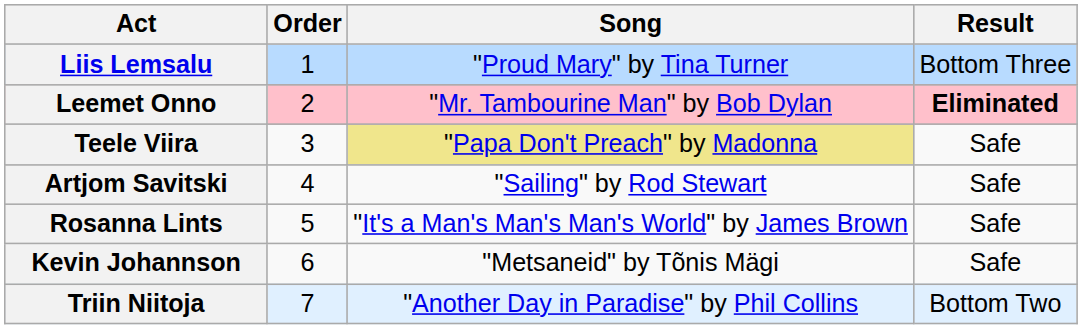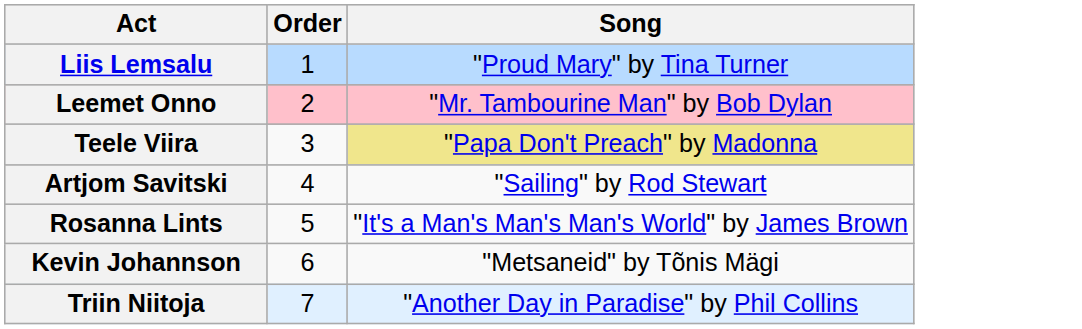- column: (995, 24)
